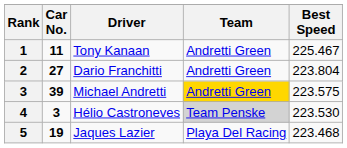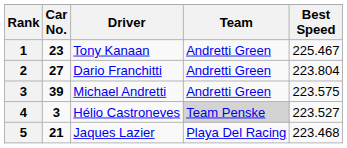(56, 50) 11 -> (56, 50) 23
(229, 92) gold background -> (229, 92) no background
(316, 112) 223.530 -> (316, 112) 223.527
(56, 133) 19 -> (56, 133) 21
